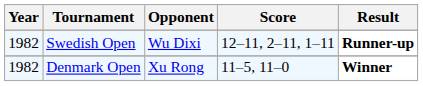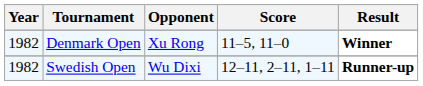rows swapped: (91, 43) <-> (93, 68)
